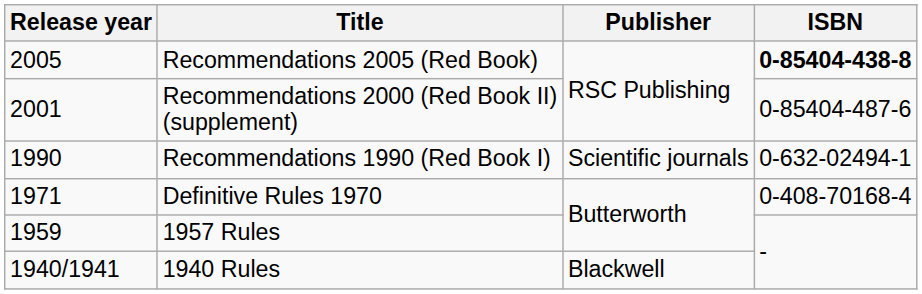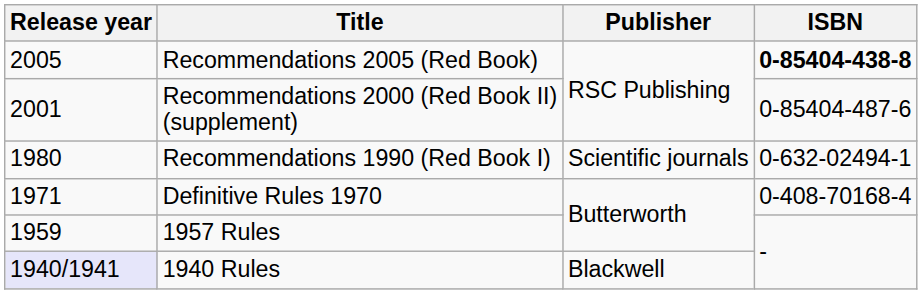(36, 159) 1990 -> (36, 159) 1980
(65, 269) no background -> (65, 269) lavender background
